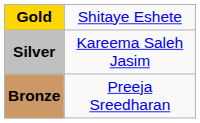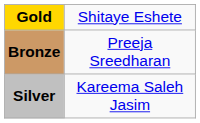rows swapped: (34, 51) <-> (34, 95)
